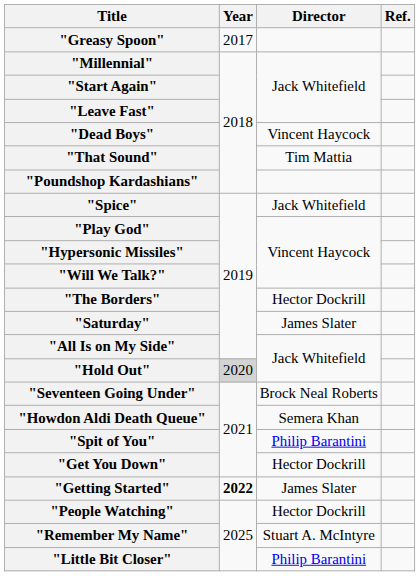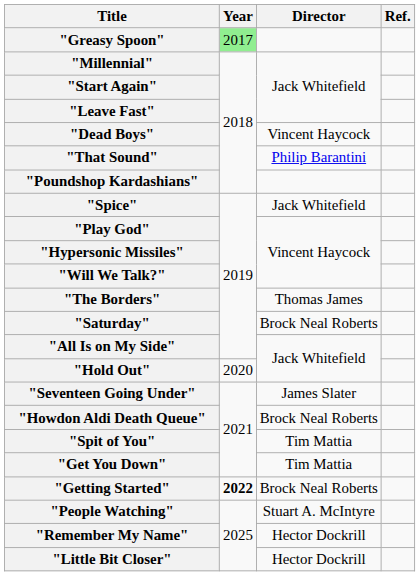(238, 39) no background -> (238, 39) lightgreen background
(319, 157) Tim Mattia -> (319, 157) Philip Barantini
(319, 299) Hector Dockrill -> (319, 299) Thomas James
(319, 323) James Slater -> (319, 323) Brock Neal Roberts
(238, 370) lightgrey background -> (238, 370) no background
(319, 393) Brock Neal Roberts -> (319, 393) James Slater
(319, 417) Semera Khan -> (319, 417) Brock Neal Roberts
(319, 441) Philip Barantini -> (319, 441) Tim Mattia
(319, 464) Hector Dockrill -> (319, 464) Tim Mattia
(319, 488) James Slater -> (319, 488) Brock Neal Roberts
(319, 511) Hector Dockrill -> (319, 511) Stuart A. McIntyre
(319, 535) Stuart A. McIntyre -> (319, 535) Hector Dockrill
(319, 559) Philip Barantini -> (319, 559) Hector Dockrill
